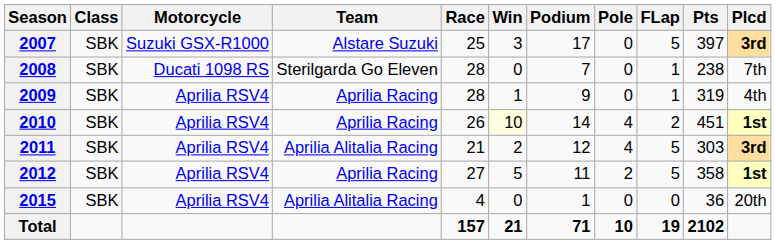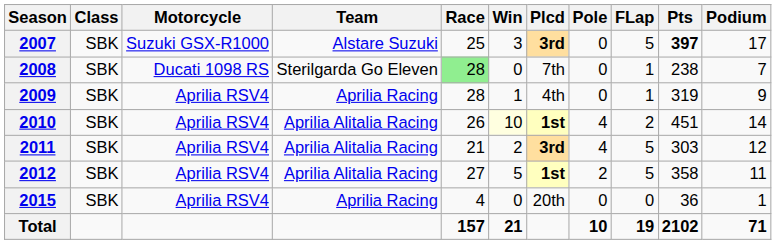columns swapped: (560, 17) <-> (749, 17)
(710, 43) normal -> (685, 43) bold
(476, 69) no background -> (476, 69) lightgreen background
(387, 122) Aprilia Racing -> (361, 122) Aprilia Alitalia Racing
(387, 174) Aprilia Racing -> (361, 174) Aprilia Alitalia Racing
(361, 200) Aprilia Alitalia Racing -> (387, 200) Aprilia Racing
